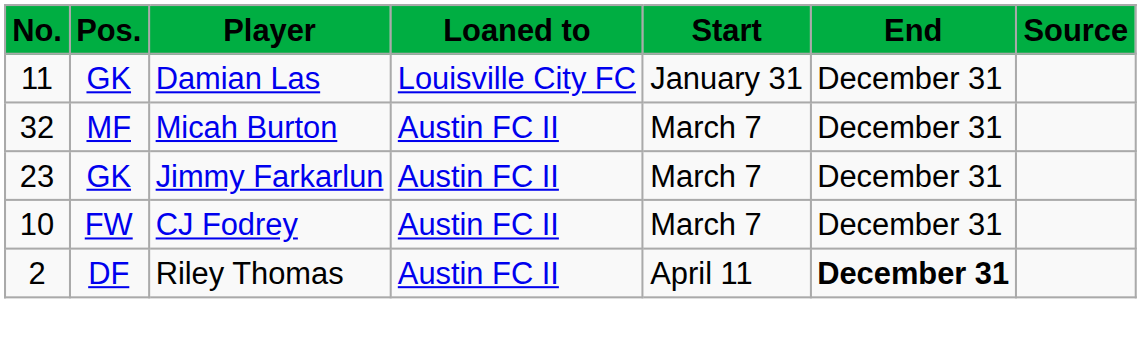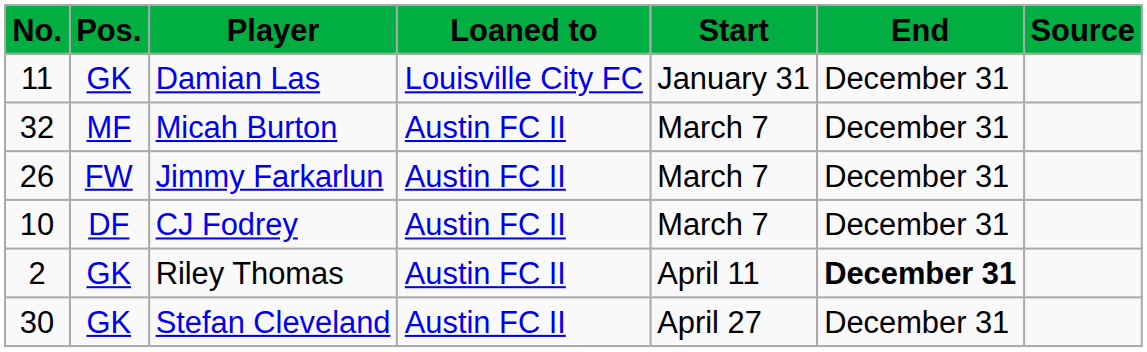(37, 176) 23 -> (37, 176) 26
(109, 176) GK -> (109, 176) FW
(109, 225) FW -> (109, 225) DF
(109, 274) DF -> (109, 274) GK
+ row: (273, 323)
